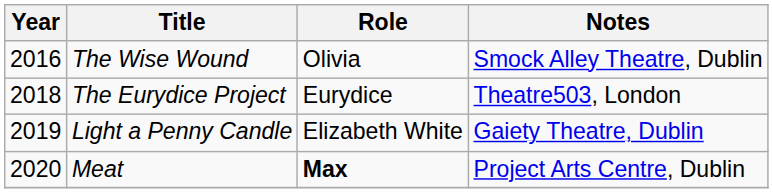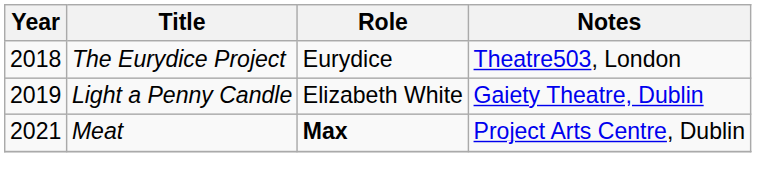- row: (160, 59)
(36, 168) 2020 -> (36, 132) 2021
